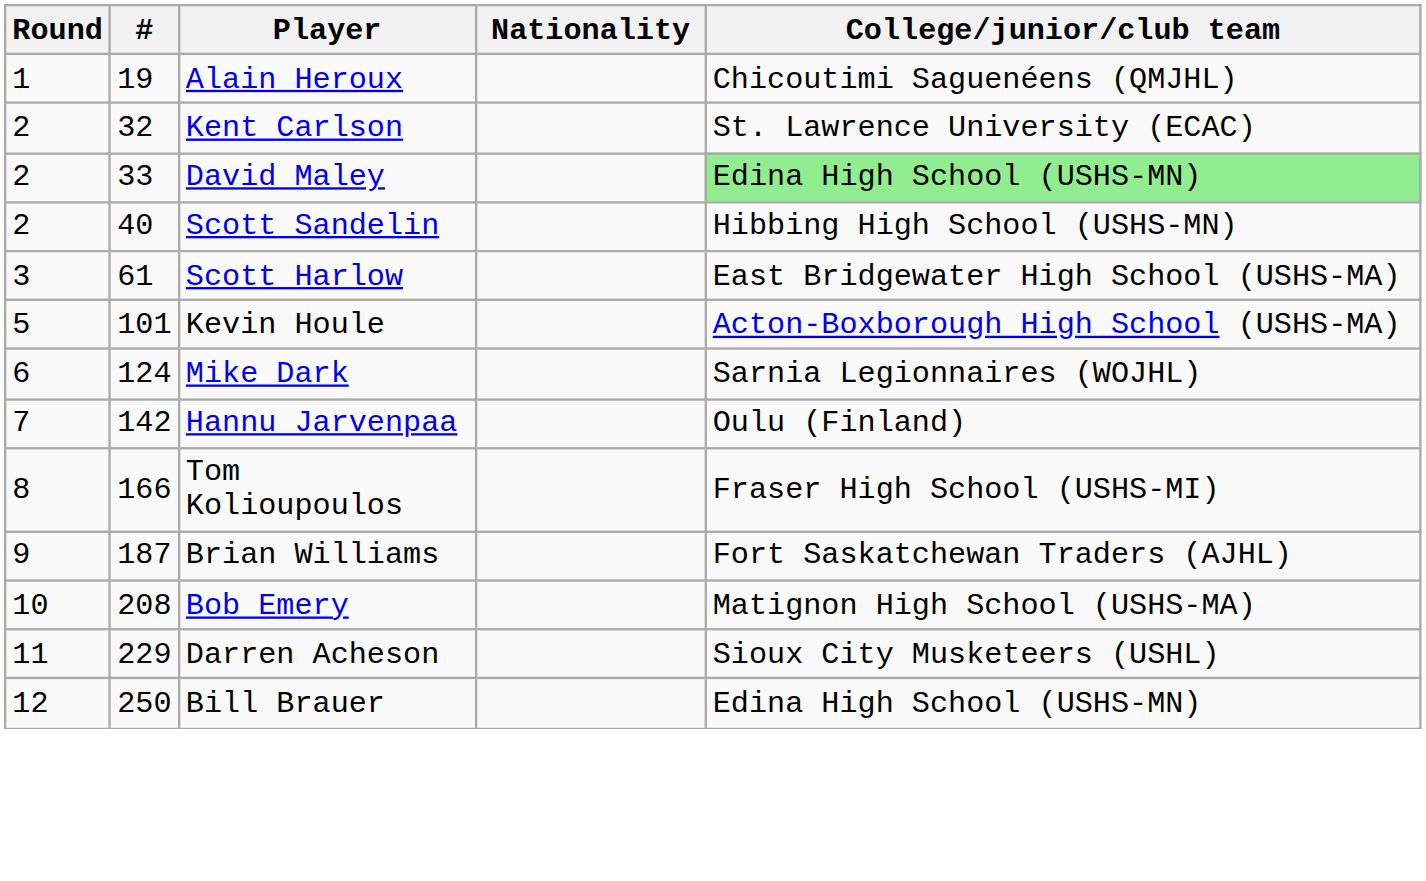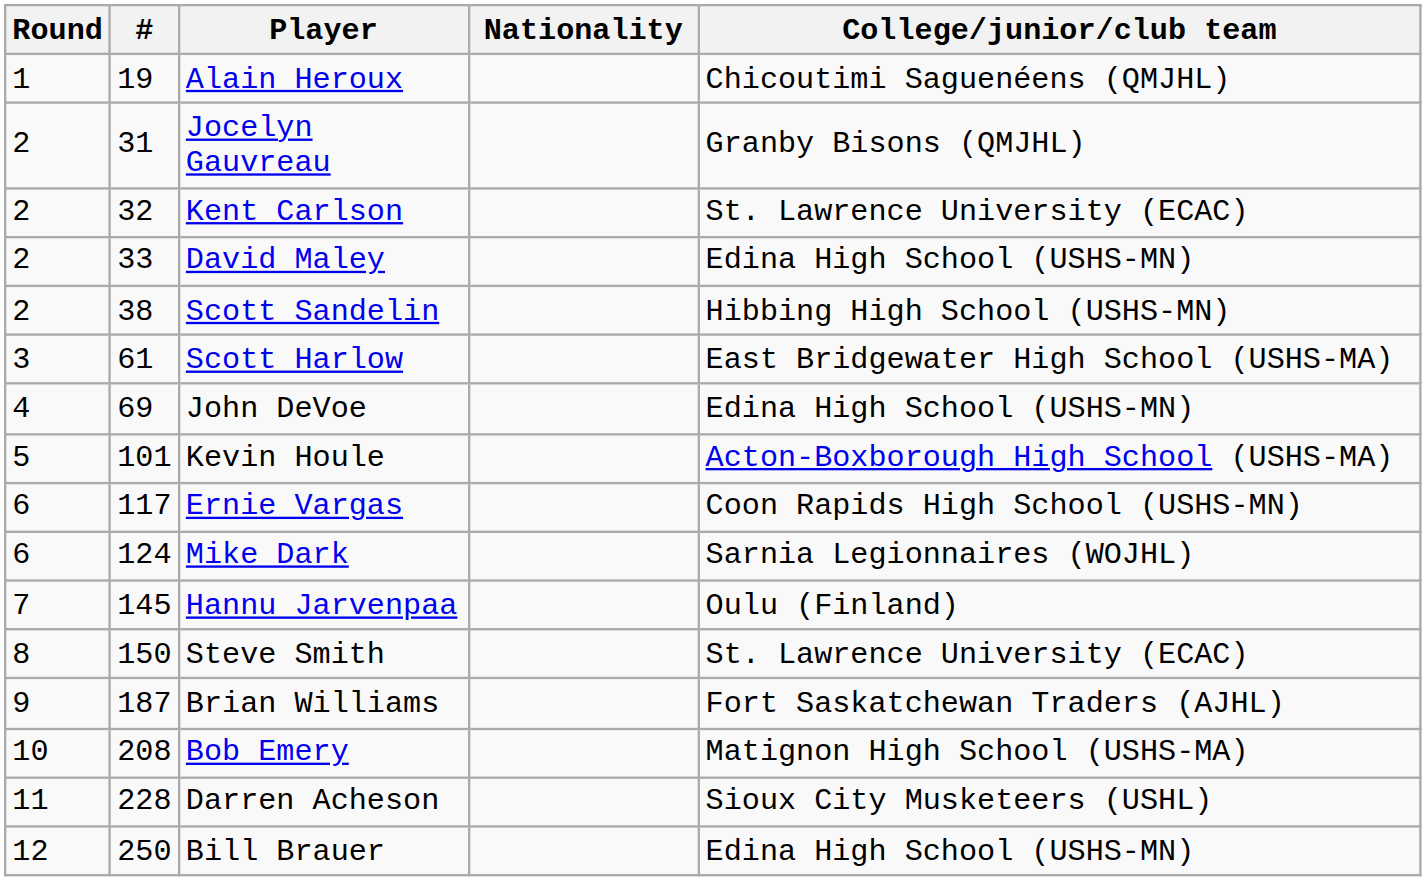+ row: (258, 145)
(957, 177) lightgreen background -> (950, 261) no background
(135, 226) 40 -> (135, 310) 38
+ row: (276, 409)
+ row: (294, 507)
(144, 423) 142 -> (144, 605) 145
+ row: (285, 654)
- row: (294, 490)
(144, 654) 229 -> (144, 802) 228
